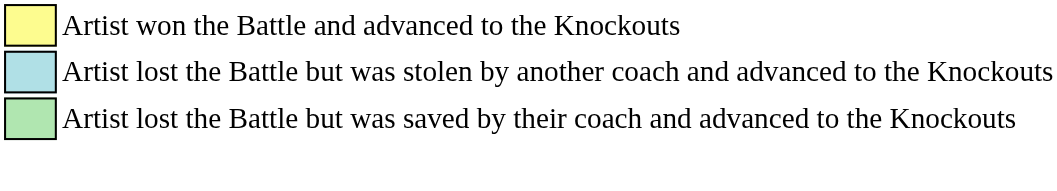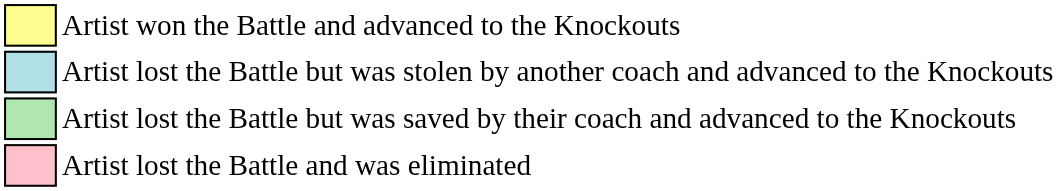+ row: (297, 164)
